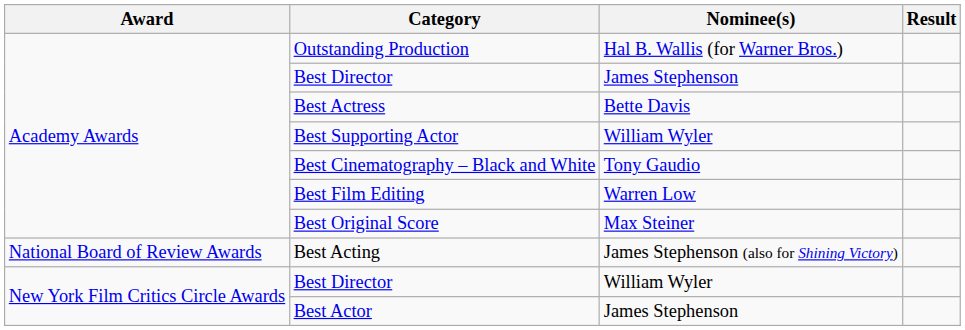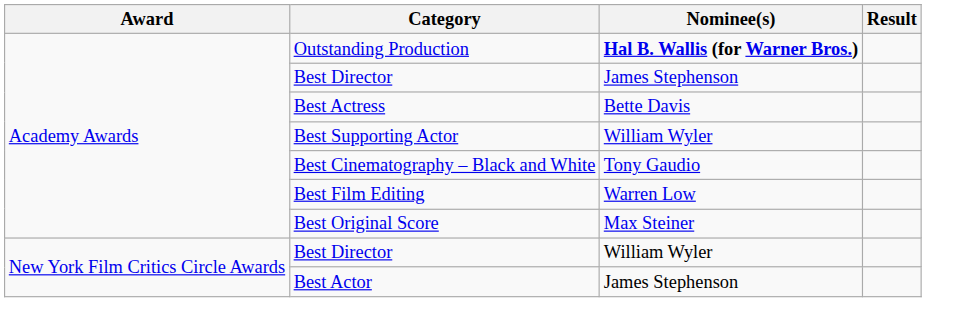(723, 48) normal -> (731, 48) bold
- row: (135, 252)
